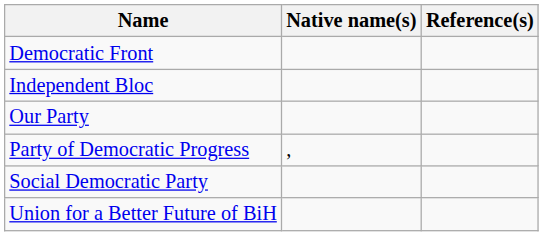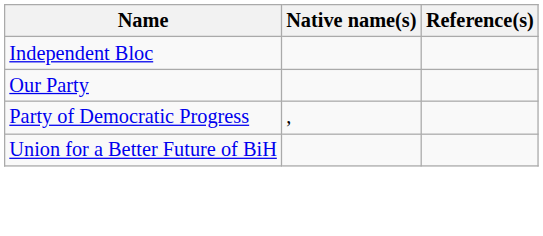- row: (81, 52)
- row: (109, 181)
